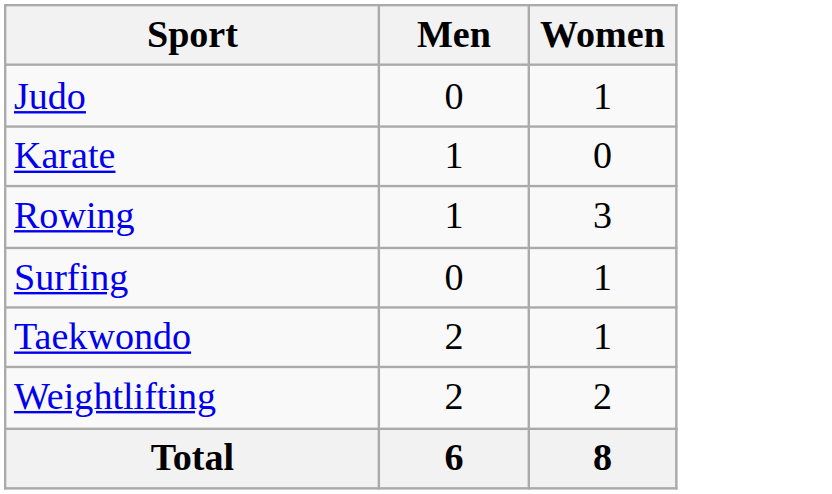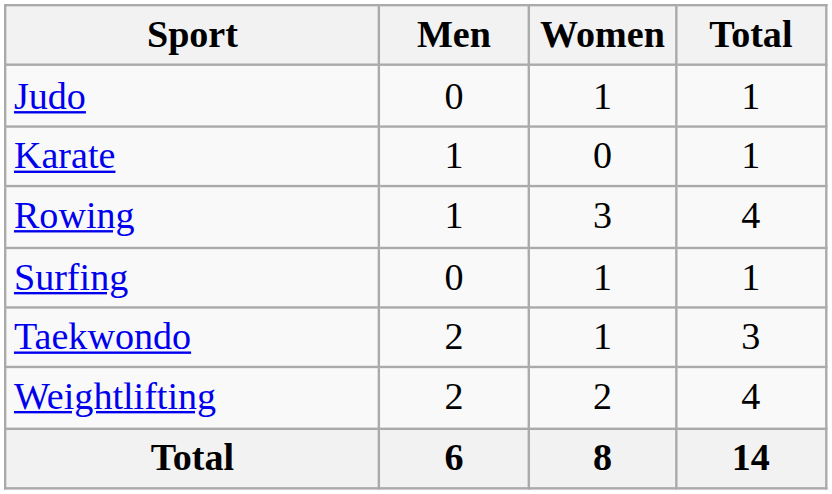+ column: (751, 34)
